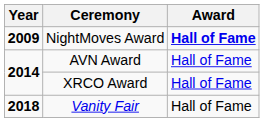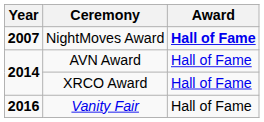(24, 38) 2009 -> (24, 38) 2007
(24, 106) 2018 -> (24, 106) 2016
